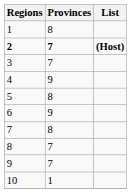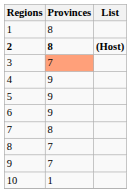(50, 46) 7 -> (50, 46) 8
(50, 63) no background -> (50, 63) lightsalmon background
(50, 96) 8 -> (50, 96) 9
